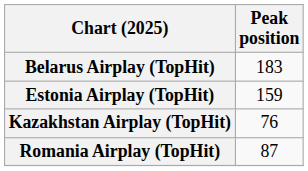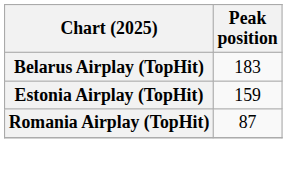- row: (120, 123)
